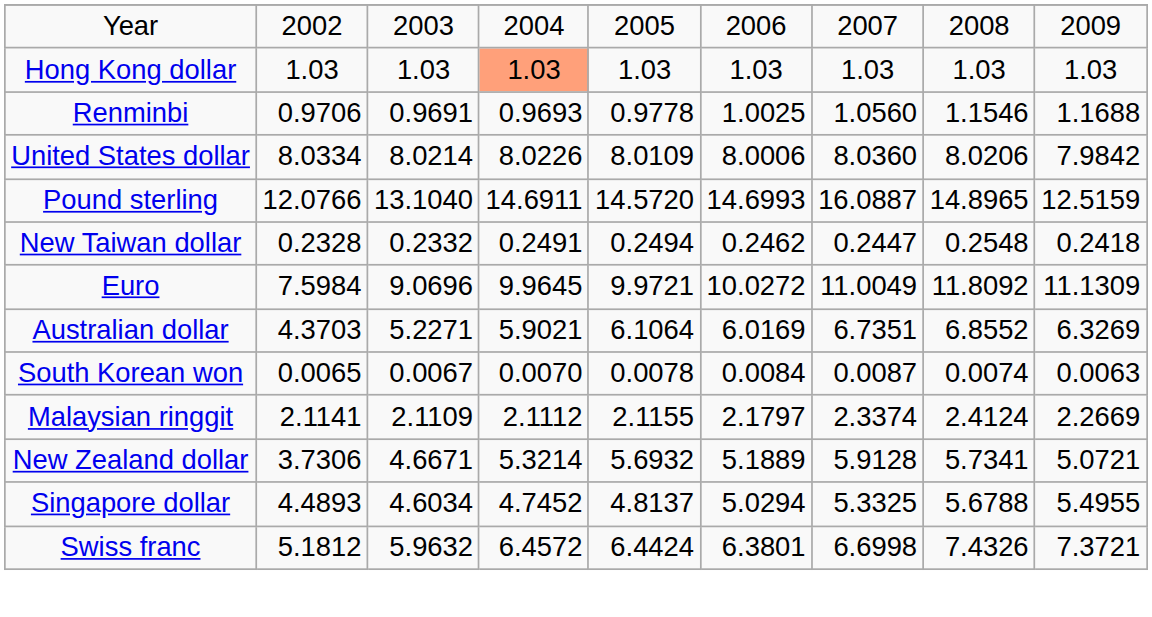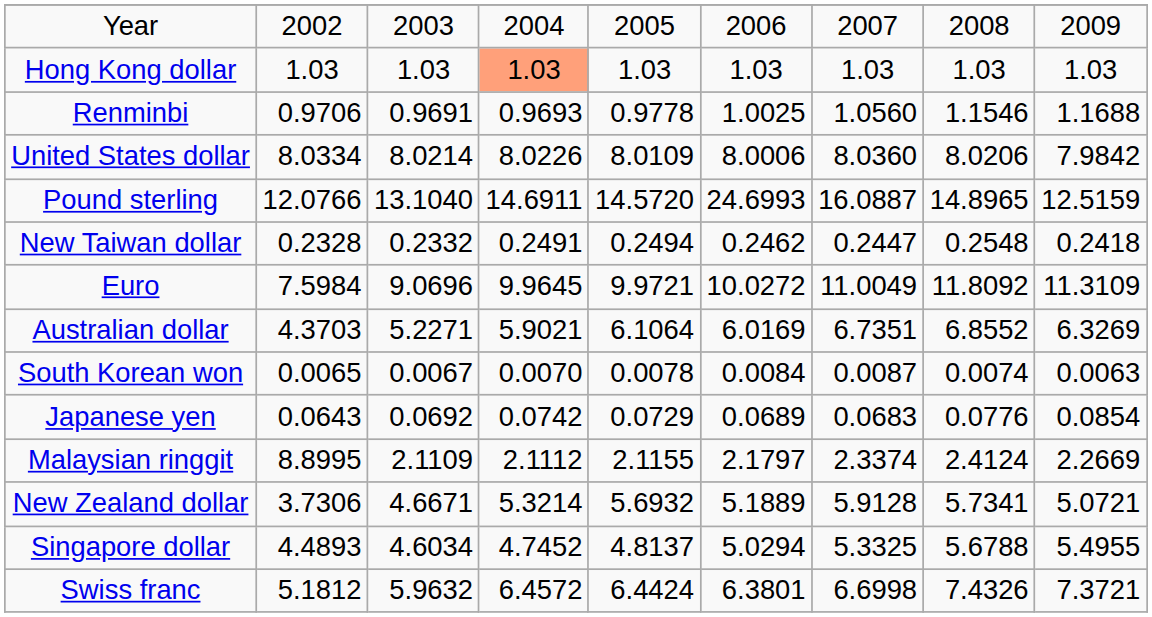(756, 199) 14.6993 -> (756, 199) 24.6993
(1092, 286) 11.1309 -> (1092, 286) 11.3109
+ row: (131, 416)
(321, 416) 2.1141 -> (320, 460) 8.8995
